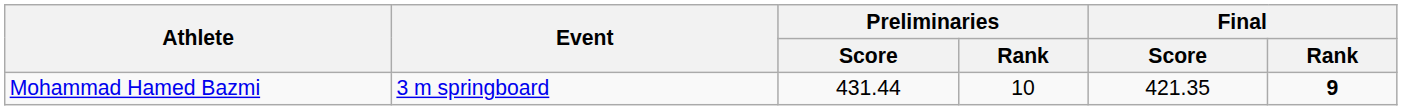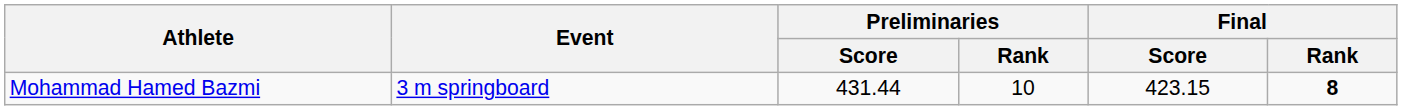(1178, 89) 421.35 -> (1178, 89) 423.15
(1332, 89) 9 -> (1332, 89) 8
